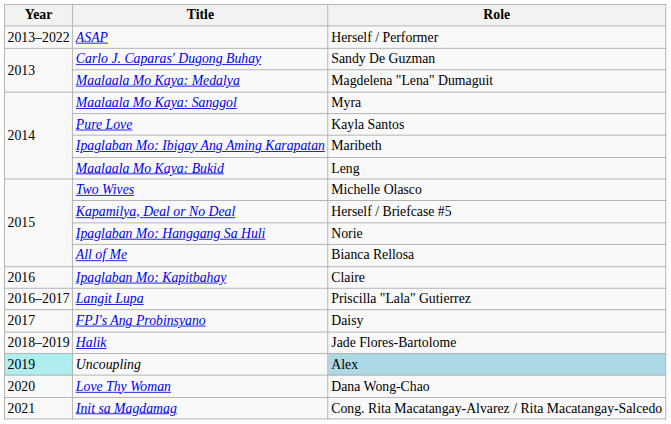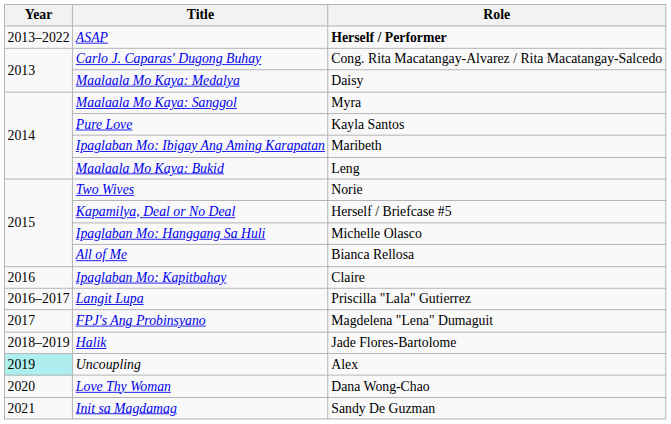(385, 37) normal -> (389, 37) bold
(383, 59) Sandy De Guzman -> (497, 59) Cong. Rita Macatangay-Alvarez / Rita Macatangay-Salcedo
(412, 80) Magdelena "Lena" Dumaguit -> (347, 80) Daisy
(377, 189) Michelle Olasco -> (347, 189) Norie
(347, 233) Norie -> (377, 233) Michelle Olasco
(347, 320) Daisy -> (412, 320) Magdelena "Lena" Dumaguit
(345, 364) lightblue background -> (345, 364) no background
(497, 408) Cong. Rita Macatangay-Alvarez / Rita Macatangay-Salcedo -> (383, 408) Sandy De Guzman
